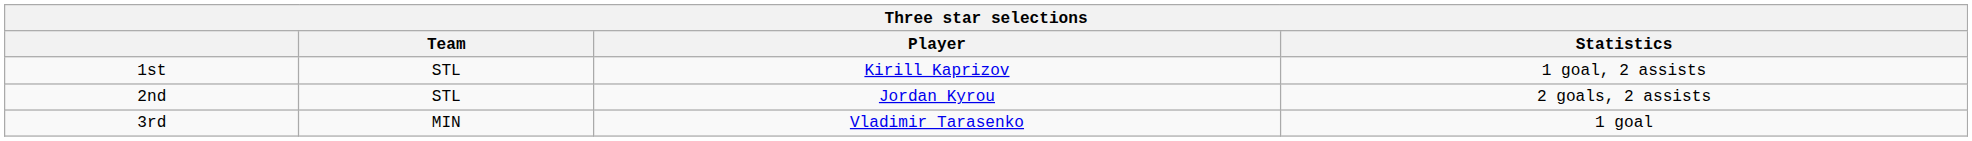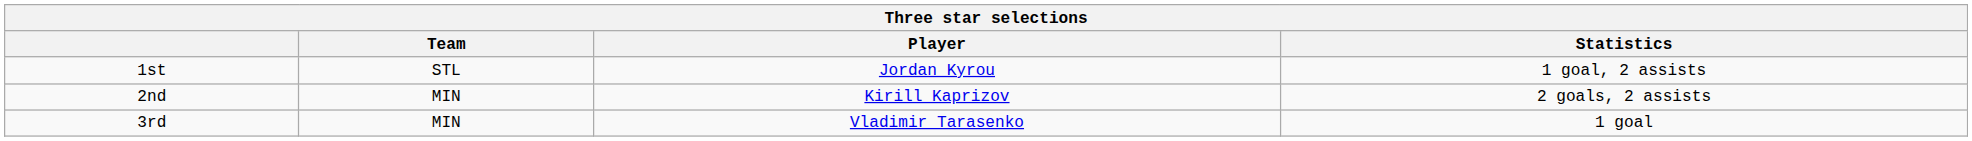(937, 70) Kirill Kaprizov -> (937, 70) Jordan Kyrou
(446, 97) STL -> (446, 97) MIN
(937, 97) Jordan Kyrou -> (937, 97) Kirill Kaprizov
